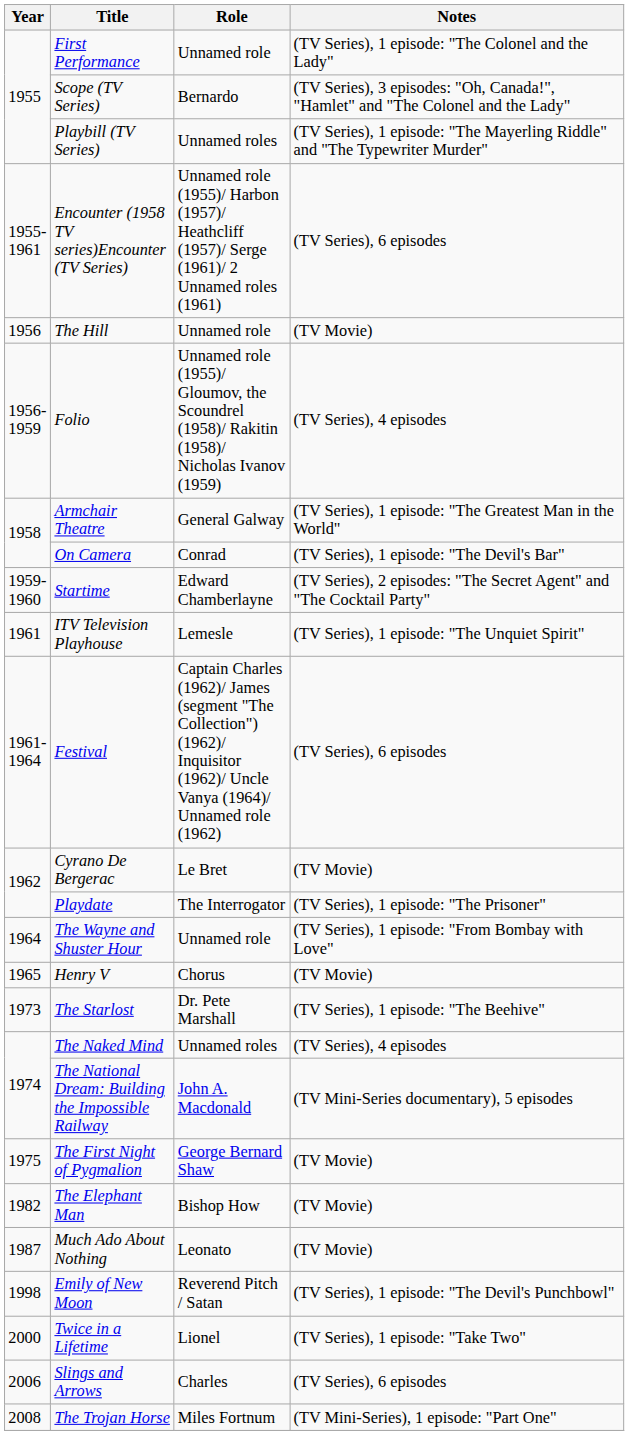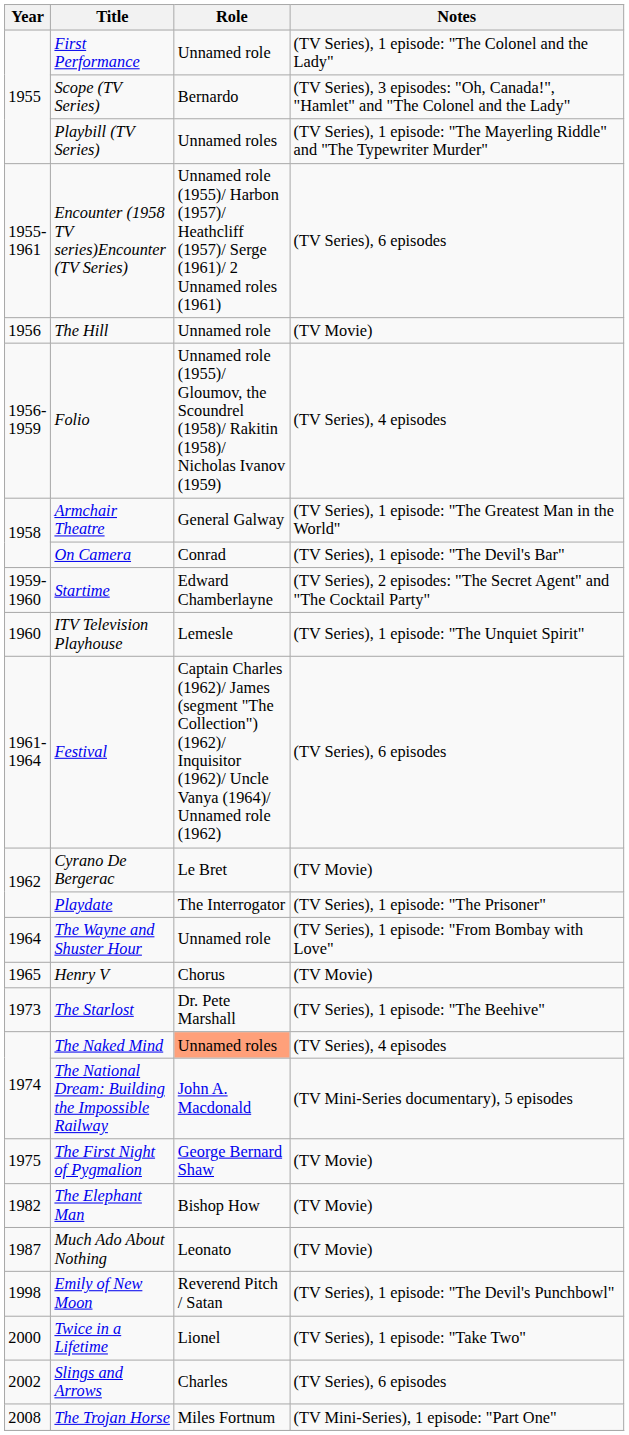(25, 634) 1961 -> (25, 634) 1960
(227, 1044) no background -> (227, 1044) lightsalmon background
(25, 1382) 2006 -> (25, 1382) 2002
